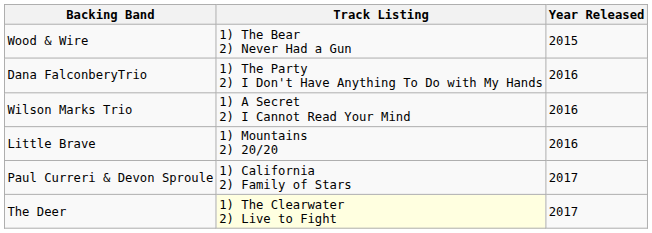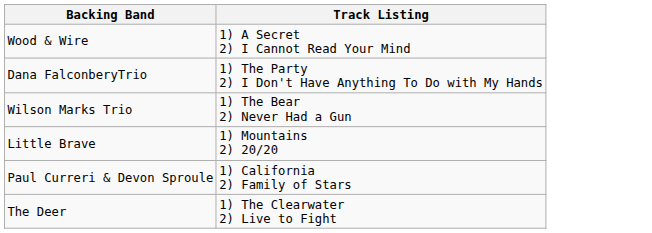- column: (597, 14)
(285, 41) 1) The Bear 2) Never Had a Gun -> (315, 41) 1) A Secret 2) I Cannot Read Your Mind
(315, 109) 1) A Secret 2) I Cannot Read Your Mind -> (285, 109) 1) The Bear 2) Never Had a Gun
(282, 211) lightyellow background -> (282, 211) no background
